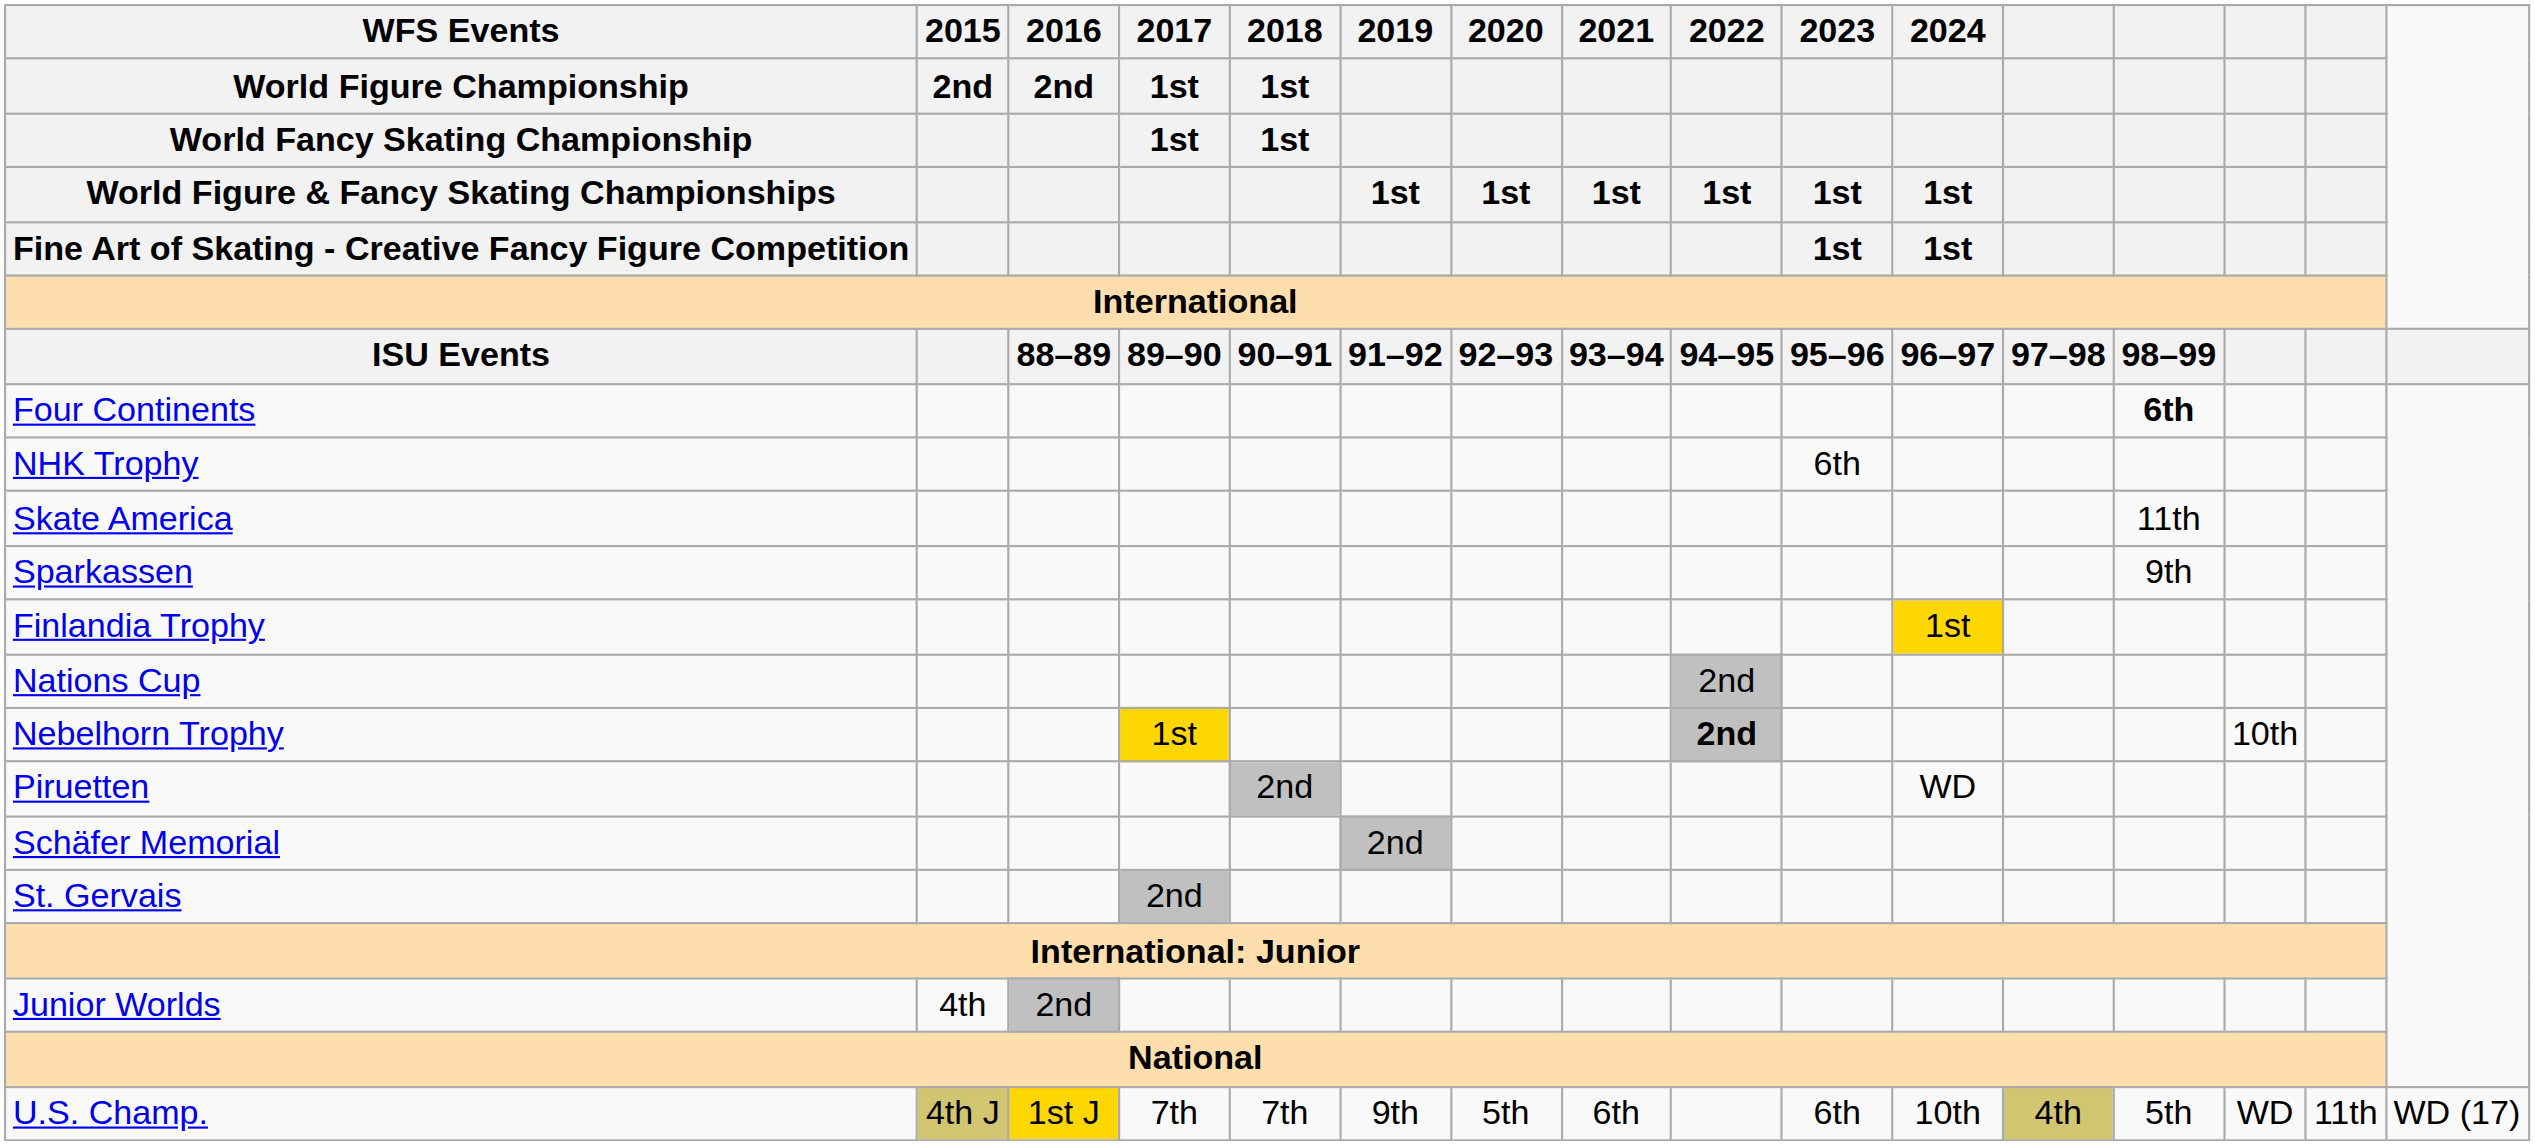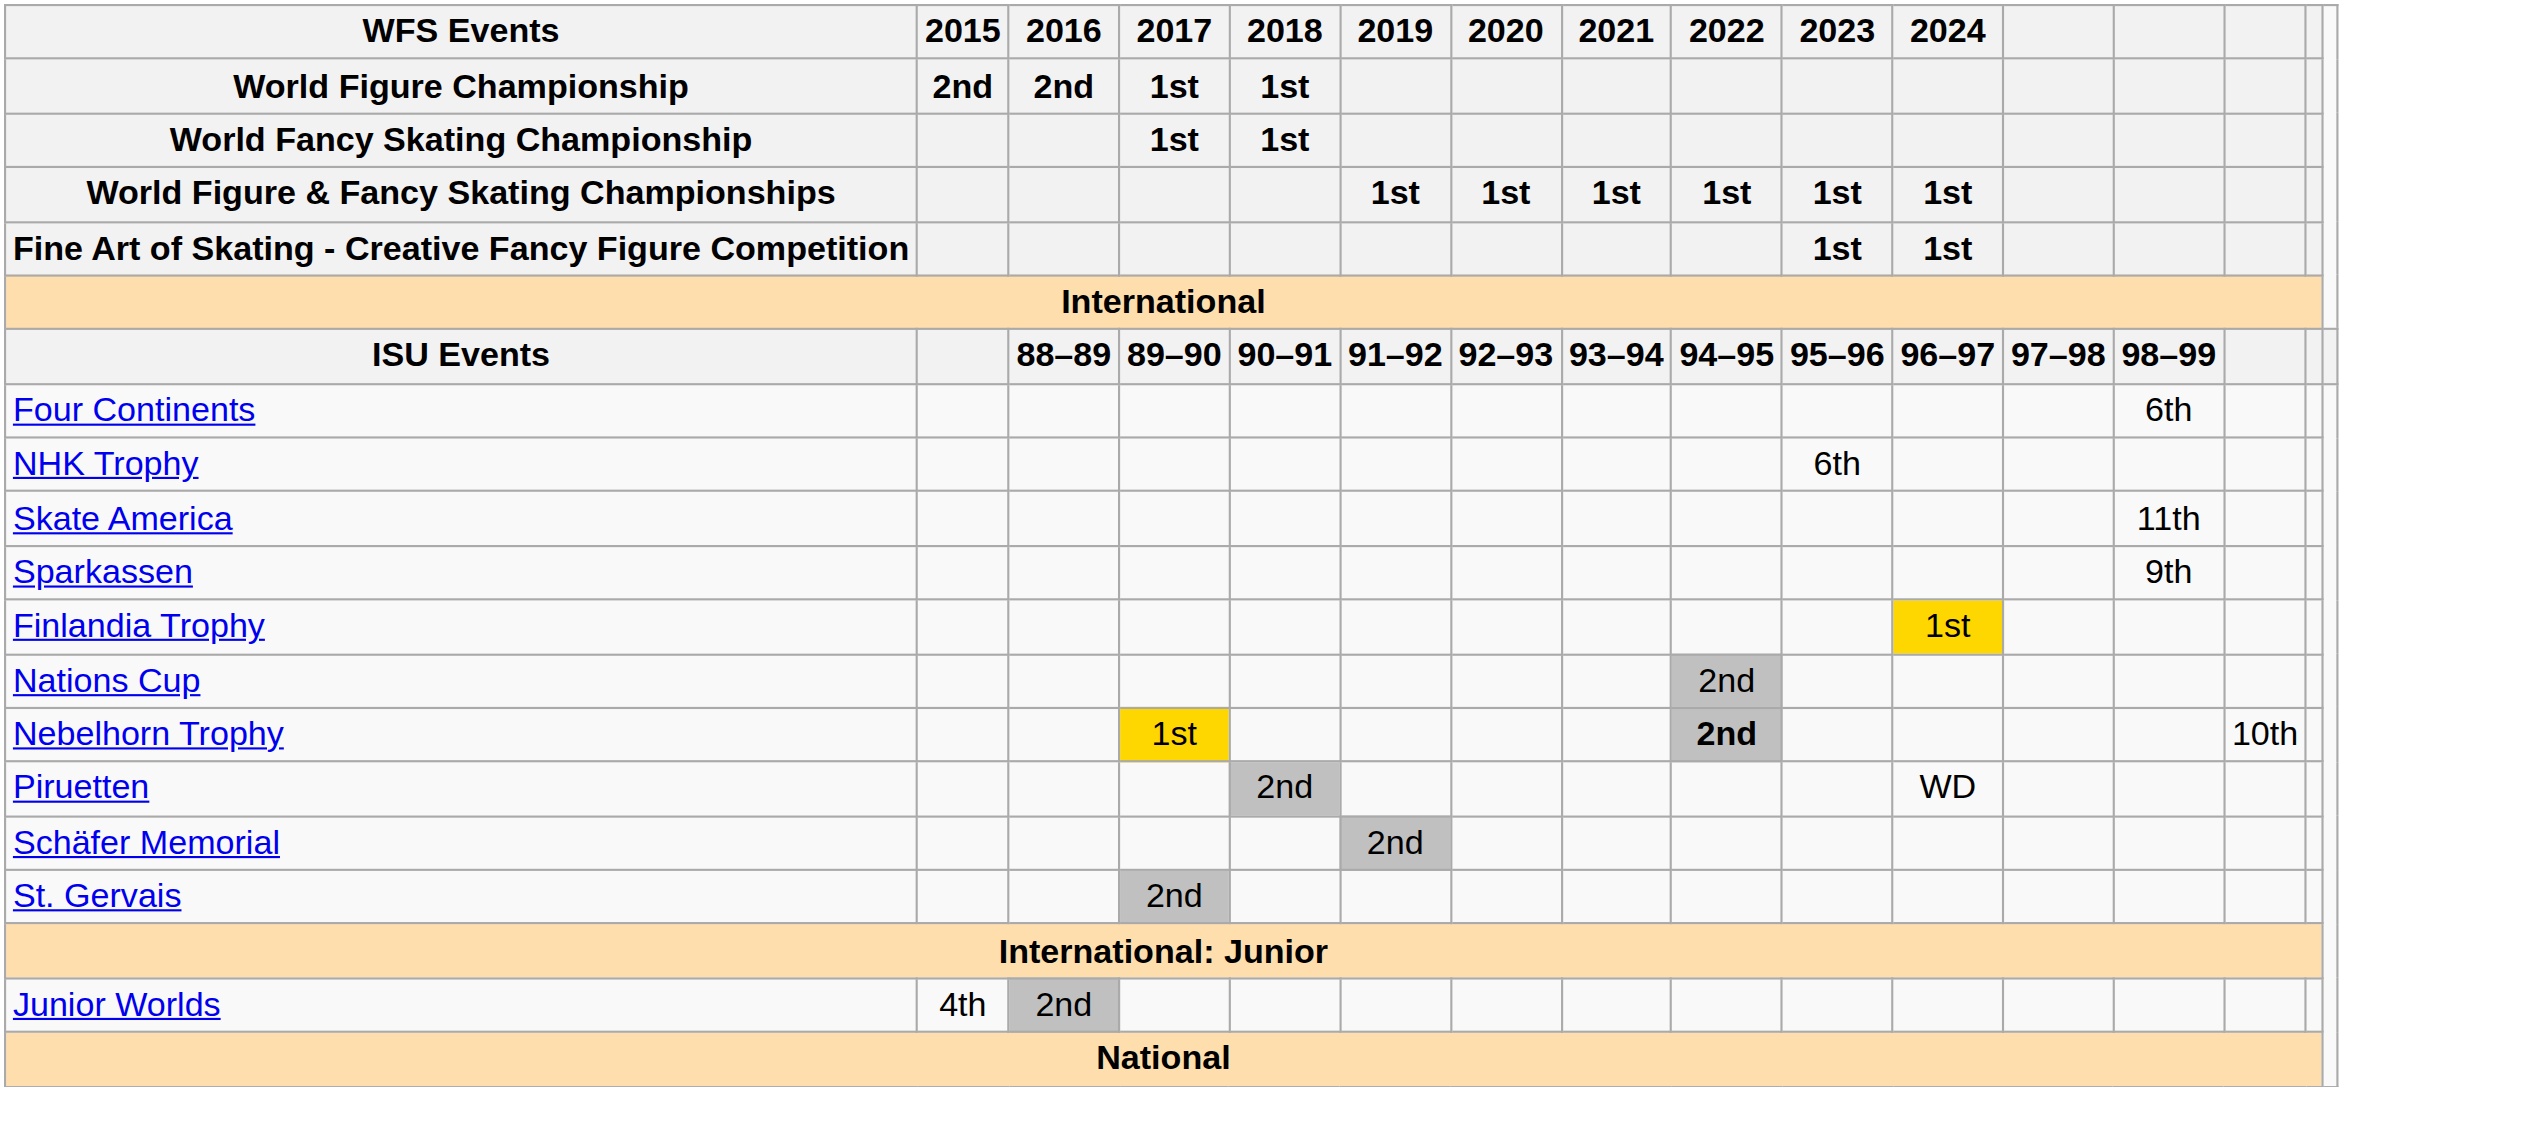(2169, 409) bold -> (2169, 409) normal
- row: (110, 1112)
